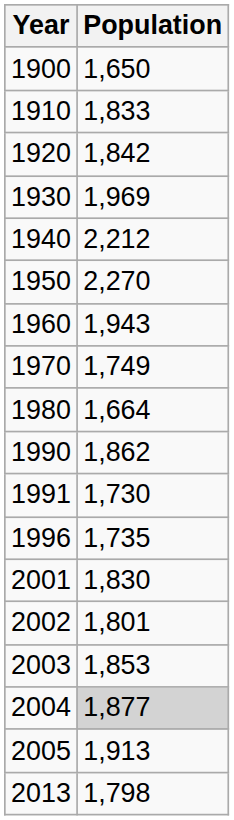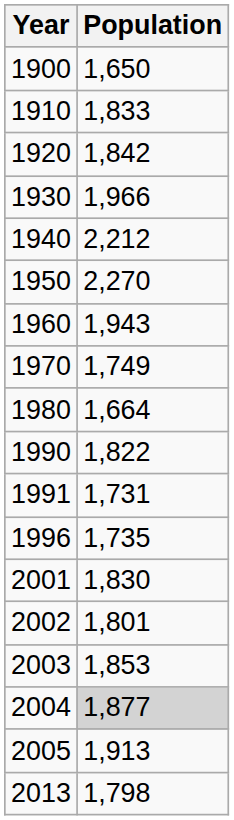(117, 196) 1,969 -> (117, 196) 1,966
(117, 452) 1,862 -> (117, 452) 1,822
(117, 494) 1,730 -> (117, 494) 1,731
